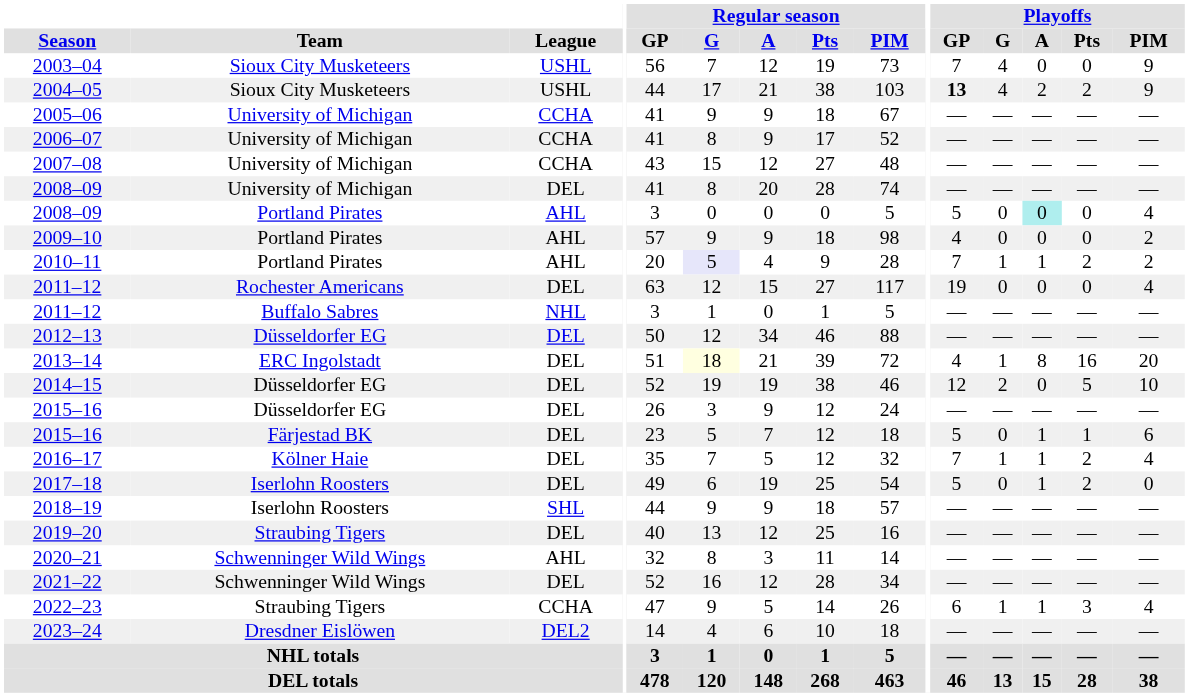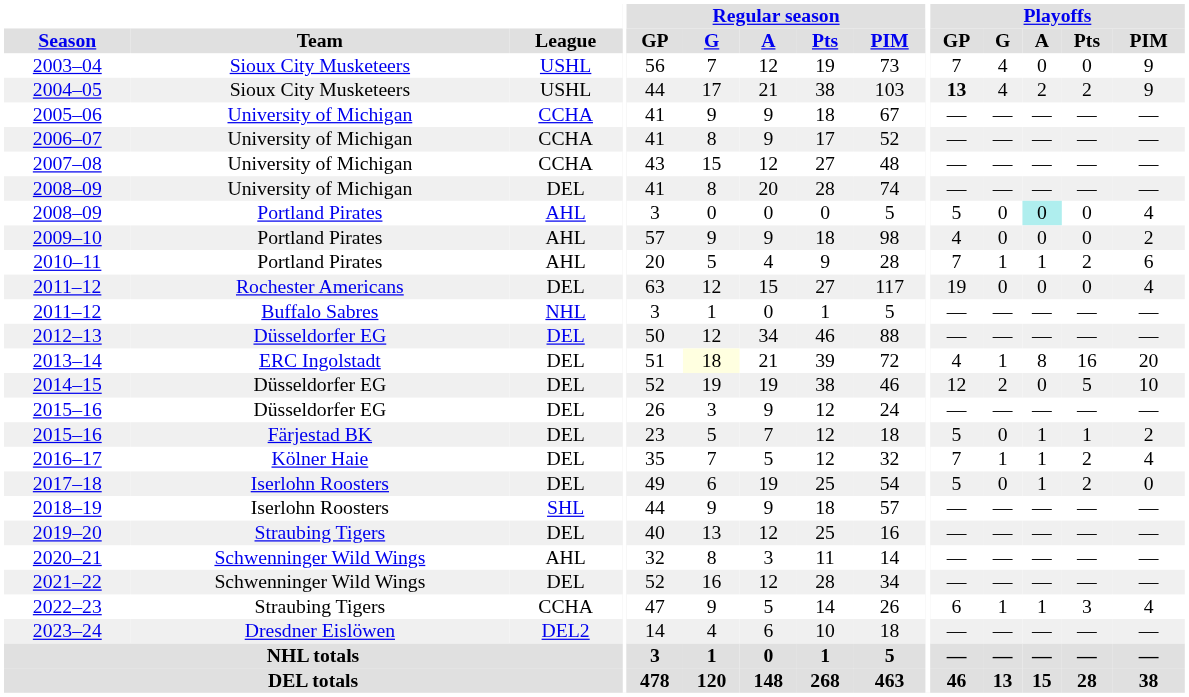(712, 262) lavender background -> (712, 262) no background
(1149, 262) 2 -> (1149, 262) 6
(1149, 434) 6 -> (1149, 434) 2
